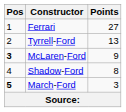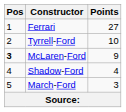(113, 41) 13 -> (113, 41) 10
(116, 71) 8 -> (116, 71) 4
(9, 85) bold -> (9, 85) normal
